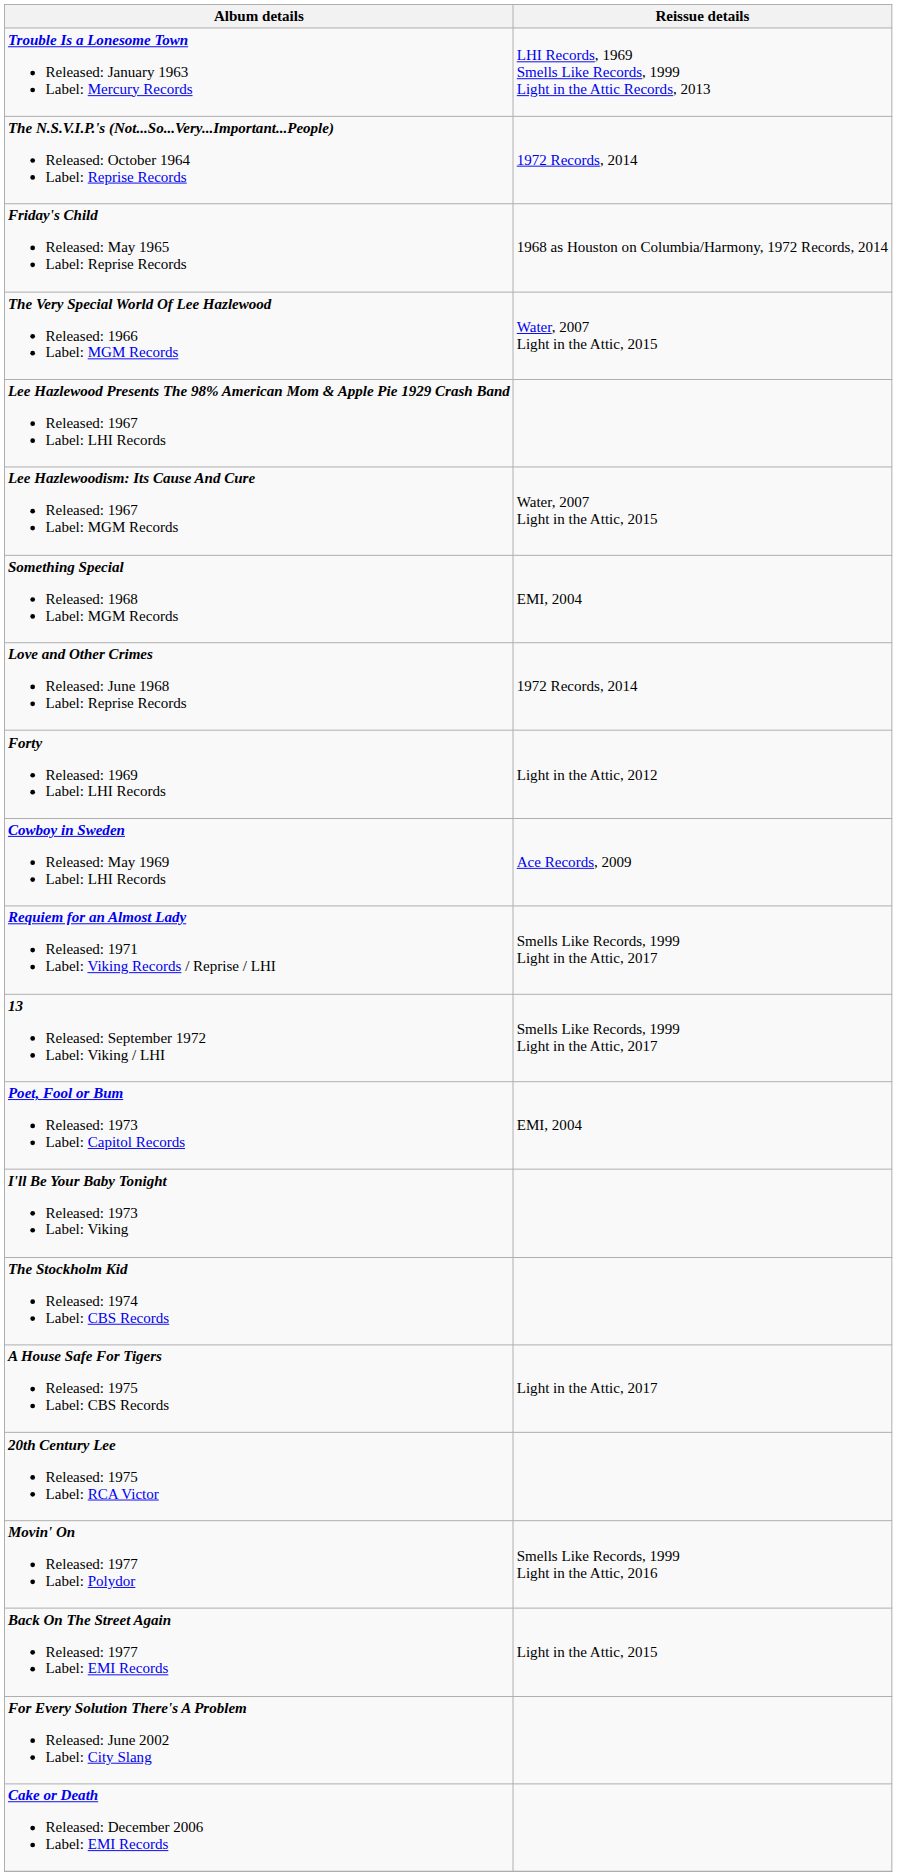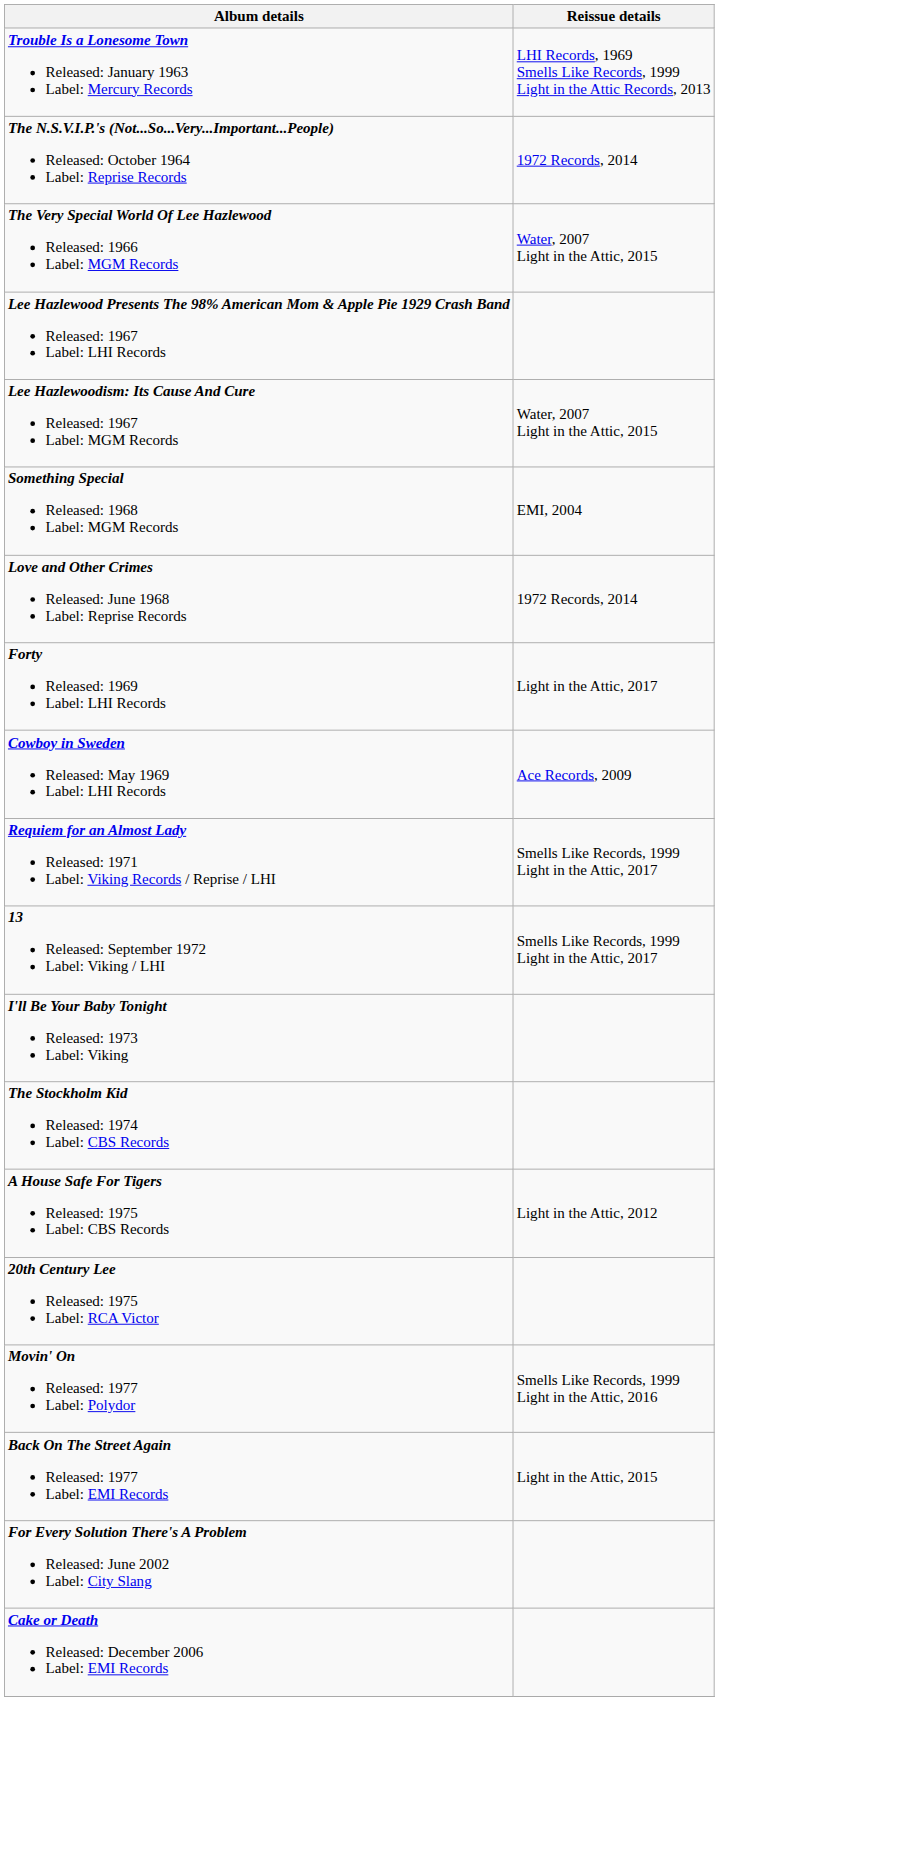- row: (259, 240)
(587, 774) Light in the Attic, 2012 -> (587, 686) Light in the Attic, 2017
- row: (259, 1118)
(587, 1388) Light in the Attic, 2017 -> (587, 1213) Light in the Attic, 2012
